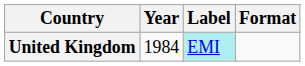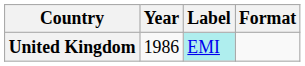(161, 46) 1984 -> (161, 46) 1986
